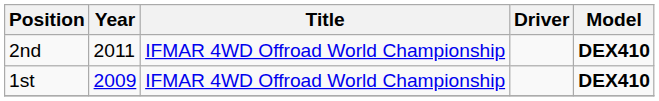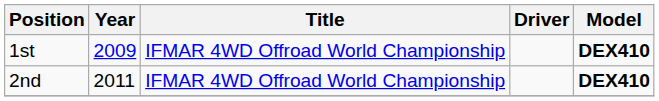rows swapped: (22, 80) <-> (25, 50)
